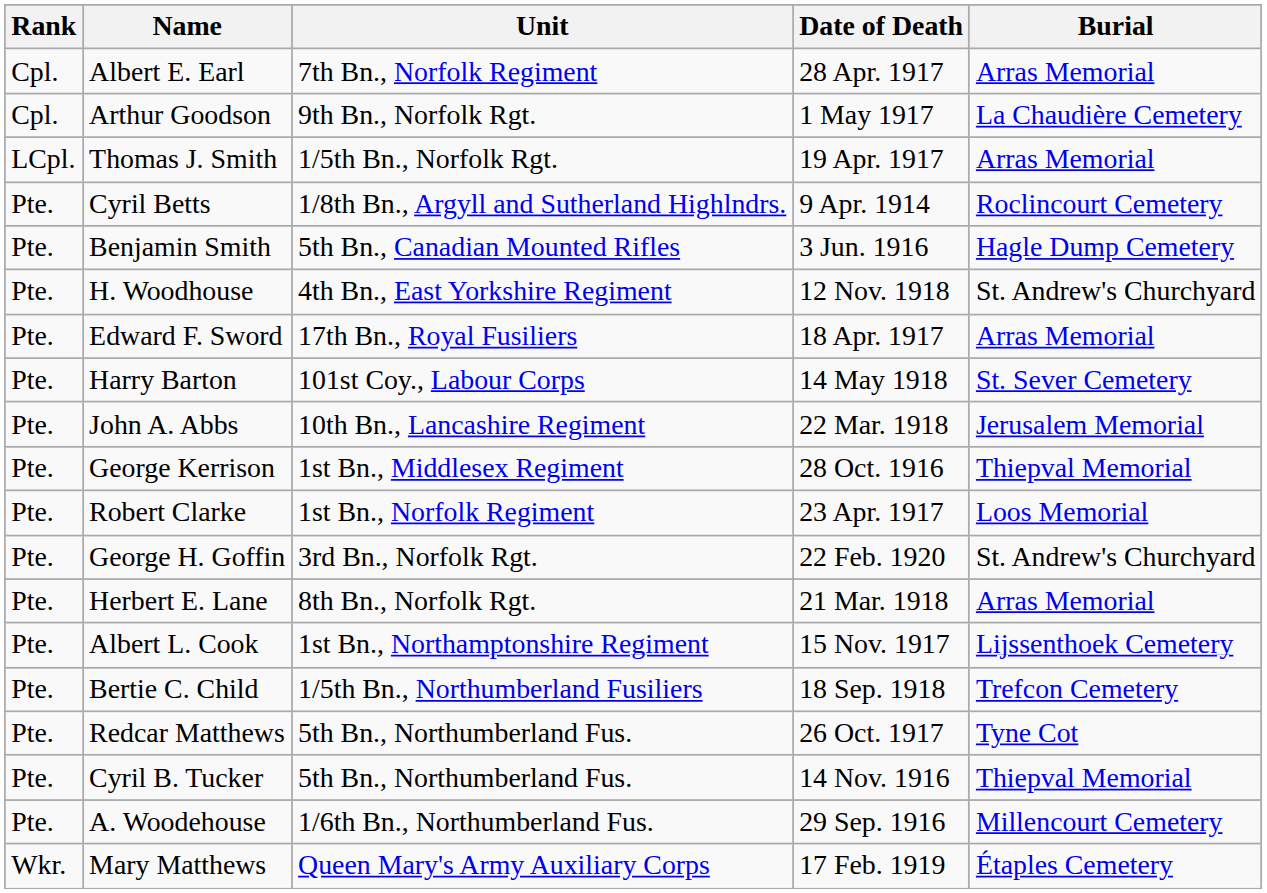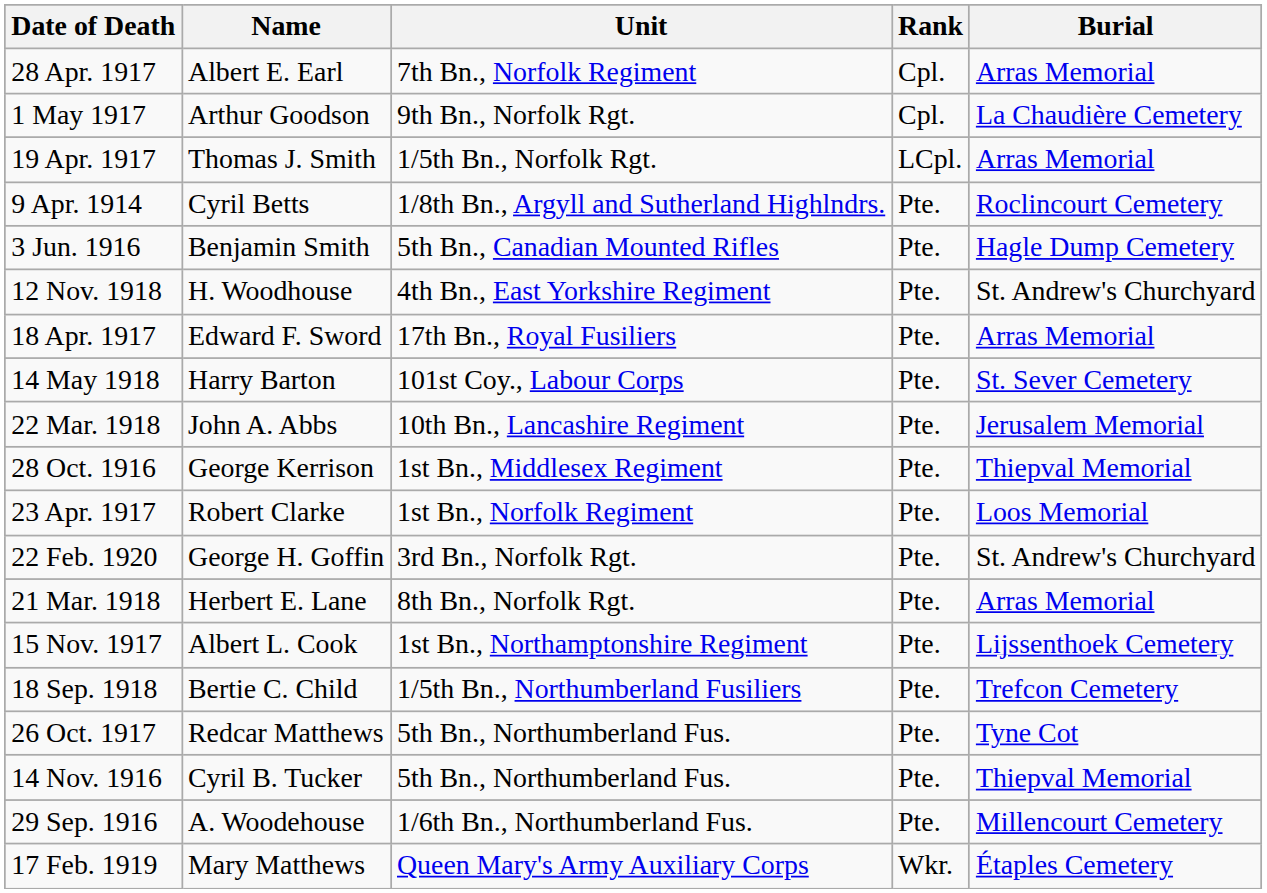columns swapped: (44, 26) <-> (881, 26)
